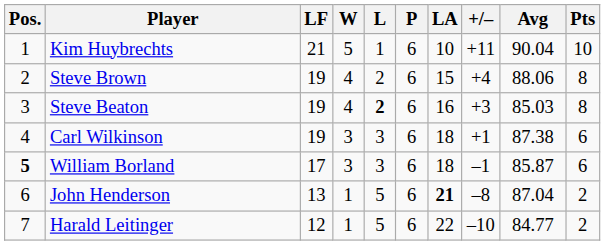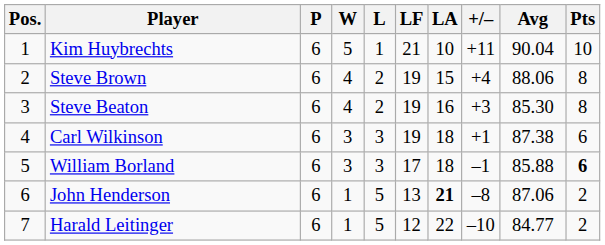columns swapped: (412, 19) <-> (316, 19)
(380, 107) bold -> (379, 107) normal
(533, 107) 85.03 -> (533, 107) 85.30
(25, 166) bold -> (25, 166) normal
(533, 166) 85.87 -> (533, 166) 85.88
(583, 166) normal -> (583, 166) bold
(533, 195) 87.04 -> (533, 195) 87.06
